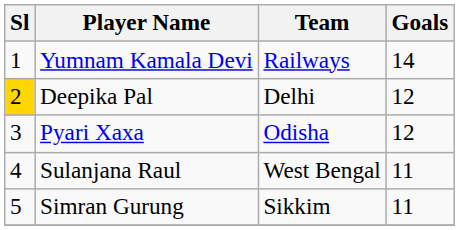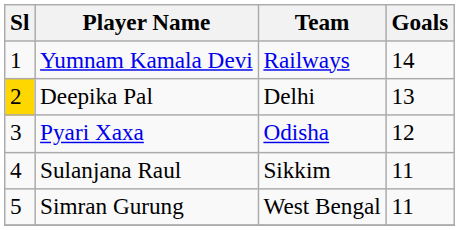(403, 96) 12 -> (403, 96) 13
(322, 170) West Bengal -> (297, 170) Sikkim
(297, 206) Sikkim -> (322, 206) West Bengal
